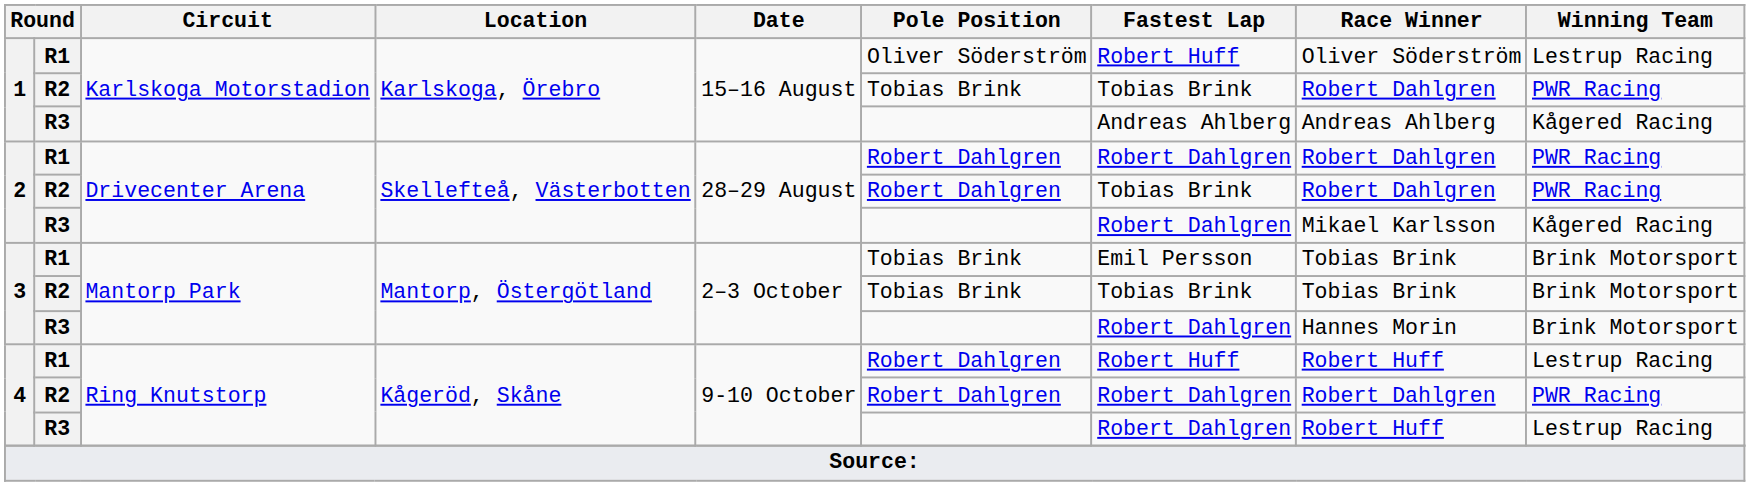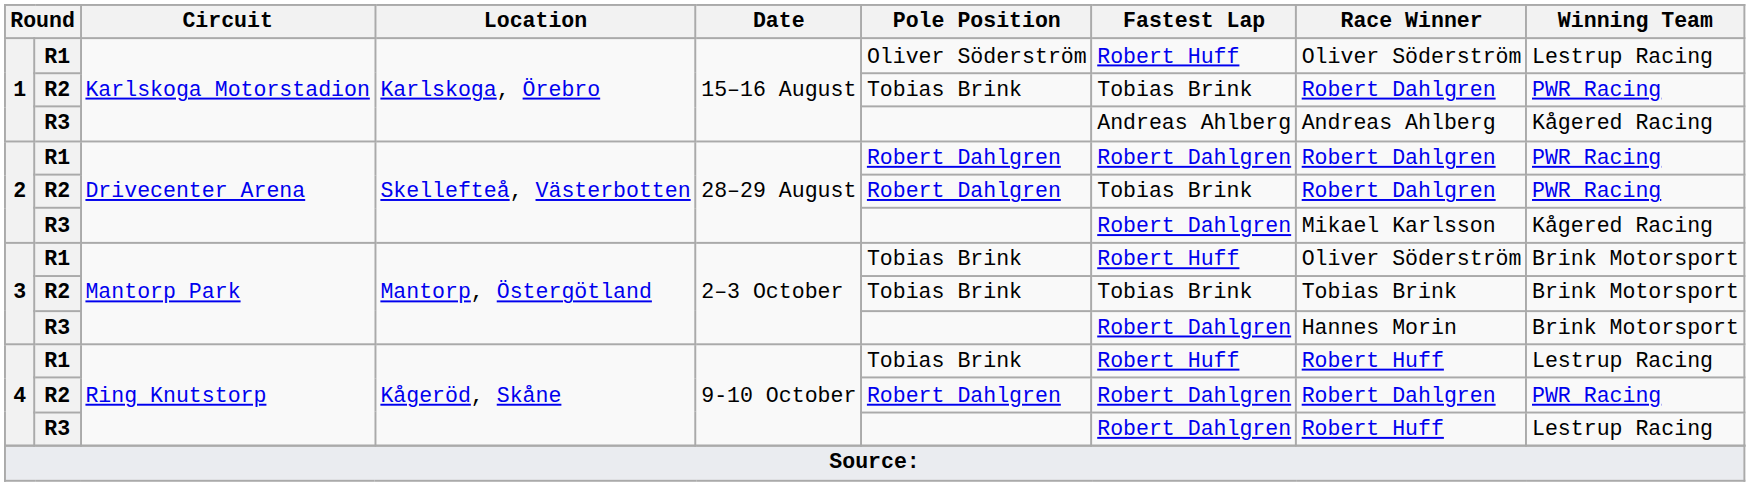(1175, 260) Emil Persson -> (1168, 260) Robert Huff
(1379, 260) Tobias Brink -> (1412, 260) Oliver Söderström
(964, 361) Robert Dahlgren -> (944, 361) Tobias Brink
